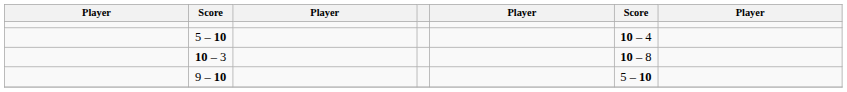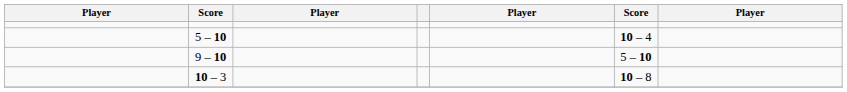rows swapped: (97, 77) <-> (97, 57)
